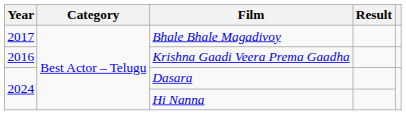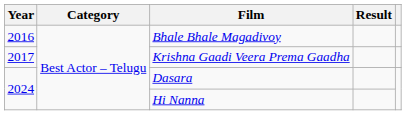(21, 36) 2017 -> (21, 36) 2016
(21, 57) 2016 -> (21, 57) 2017
